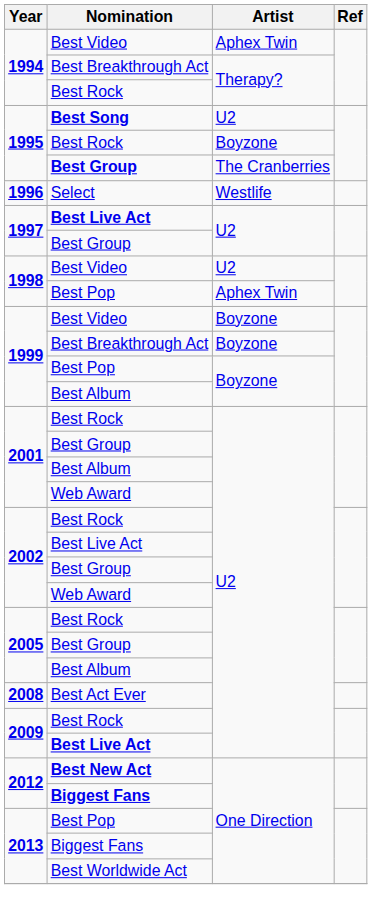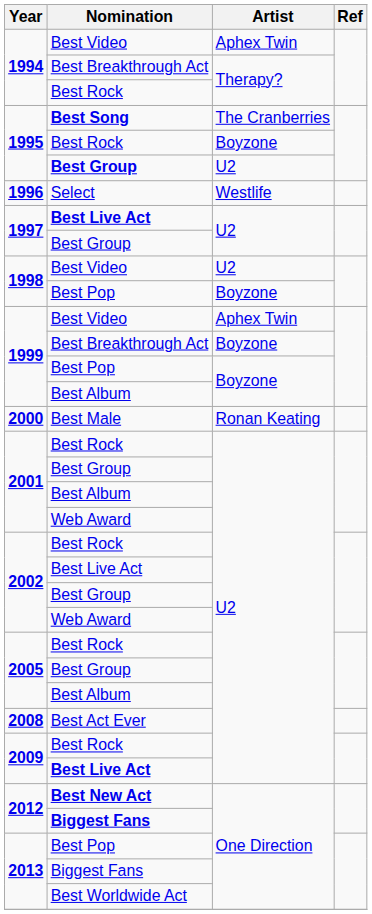(226, 117) U2 -> (273, 117) The Cranberries
(273, 167) The Cranberries -> (226, 167) U2
(256, 293) Aphex Twin -> (246, 293) Boyzone
(246, 318) Boyzone -> (256, 318) Aphex Twin
+ row: (26, 419)
